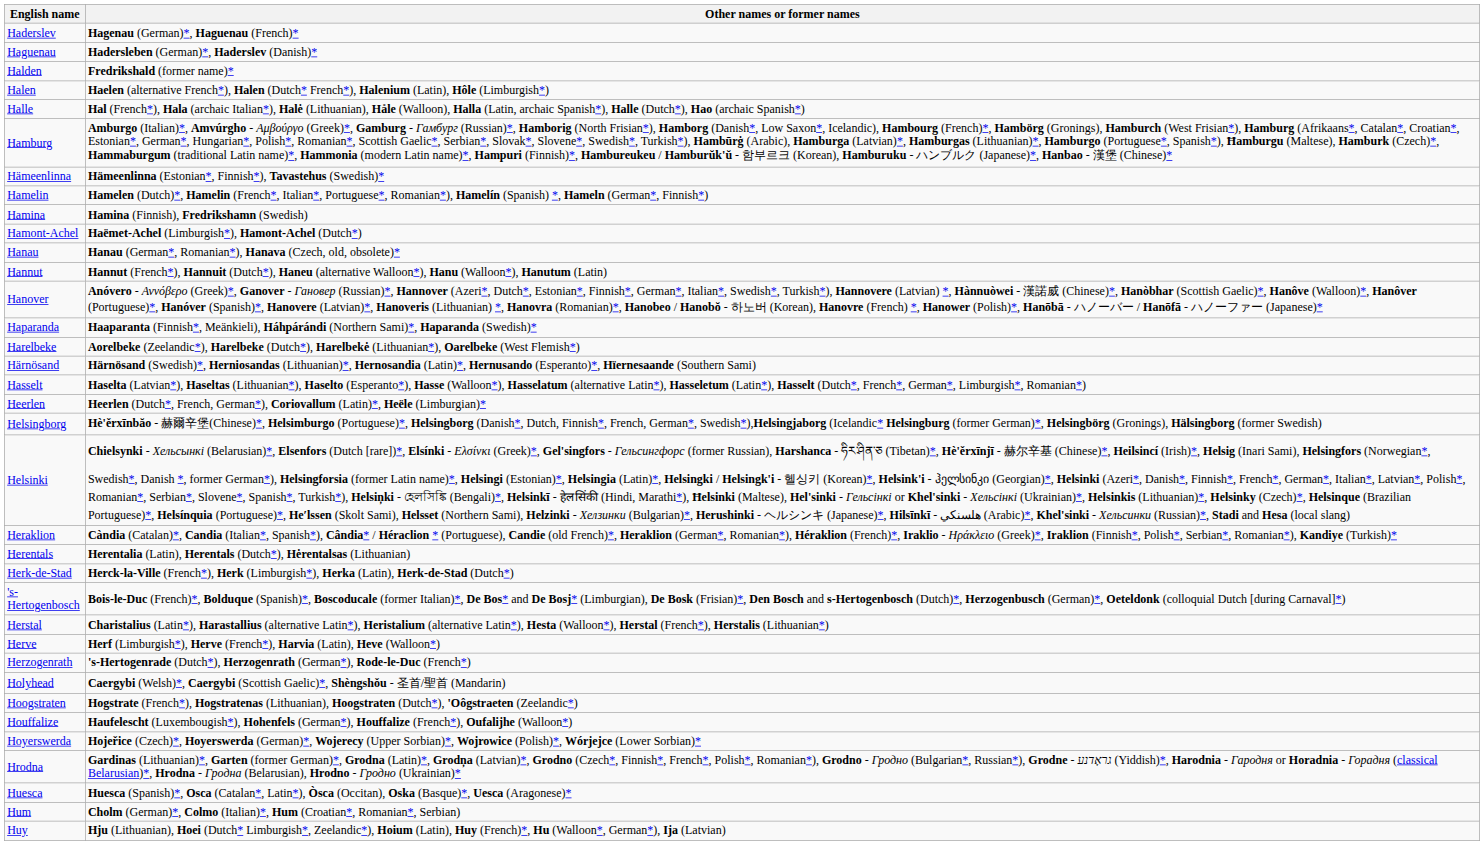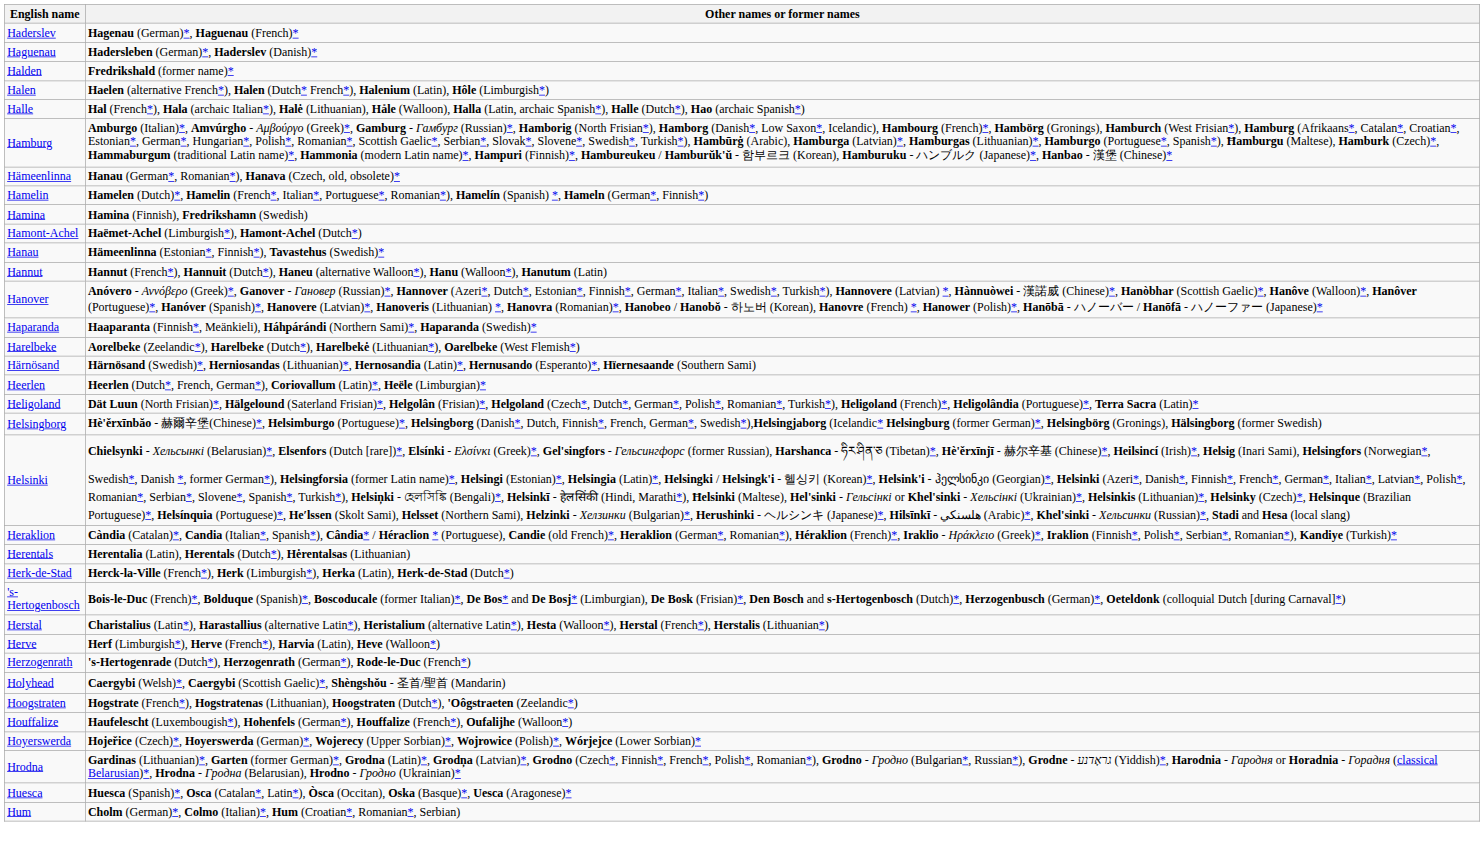(236, 176) Hämeenlinna (Estonian*, Finnish*), Tavastehus (Swedish)* -> (244, 176) Hanau (German*, Romanian*), Hanava (Czech, old, obsolete)*
(244, 252) Hanau (German*, Romanian*), Hanava (Czech, old, obsolete)* -> (236, 252) Hämeenlinna (Estonian*, Finnish*), Tavastehus (Swedish)*
- row: (25, 384)
+ row: (34, 403)
- row: (17, 830)
